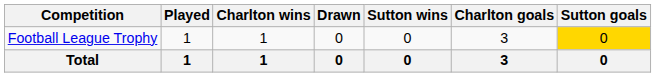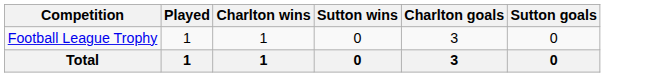- column: (339, 15)
(604, 38) gold background -> (554, 38) no background
